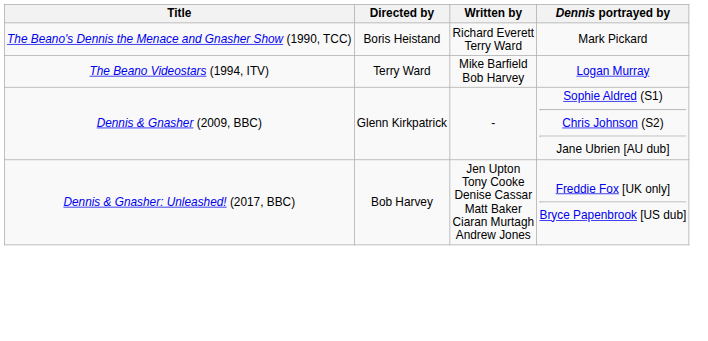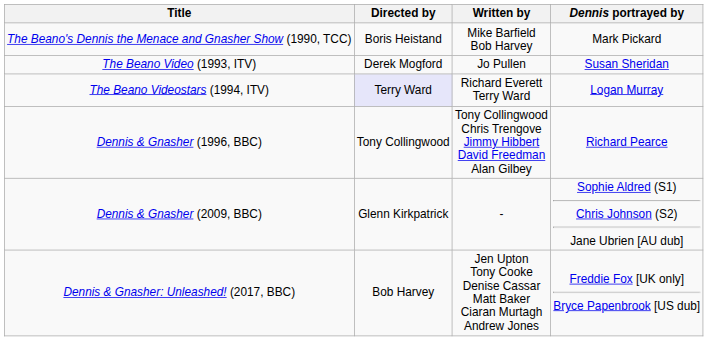(493, 39) Richard Everett Terry Ward -> (501, 39) Mike Barfield Bob Harvey
+ row: (179, 64)
(402, 71) no background -> (403, 90) lavender background
(493, 71) Mike Barfield Bob Harvey -> (501, 90) Richard Everett Terry Ward
+ row: (179, 142)
